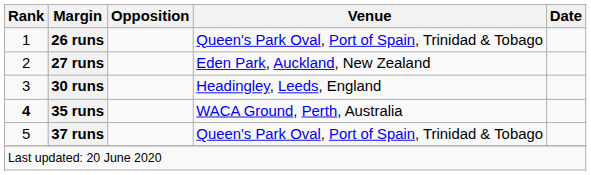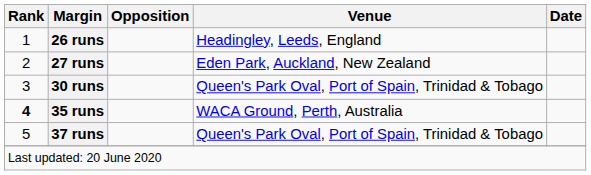(370, 39) Queen's Park Oval, Port of Spain, Trinidad & Tobago -> (289, 39) Headingley, Leeds, England
(289, 87) Headingley, Leeds, England -> (370, 87) Queen's Park Oval, Port of Spain, Trinidad & Tobago
